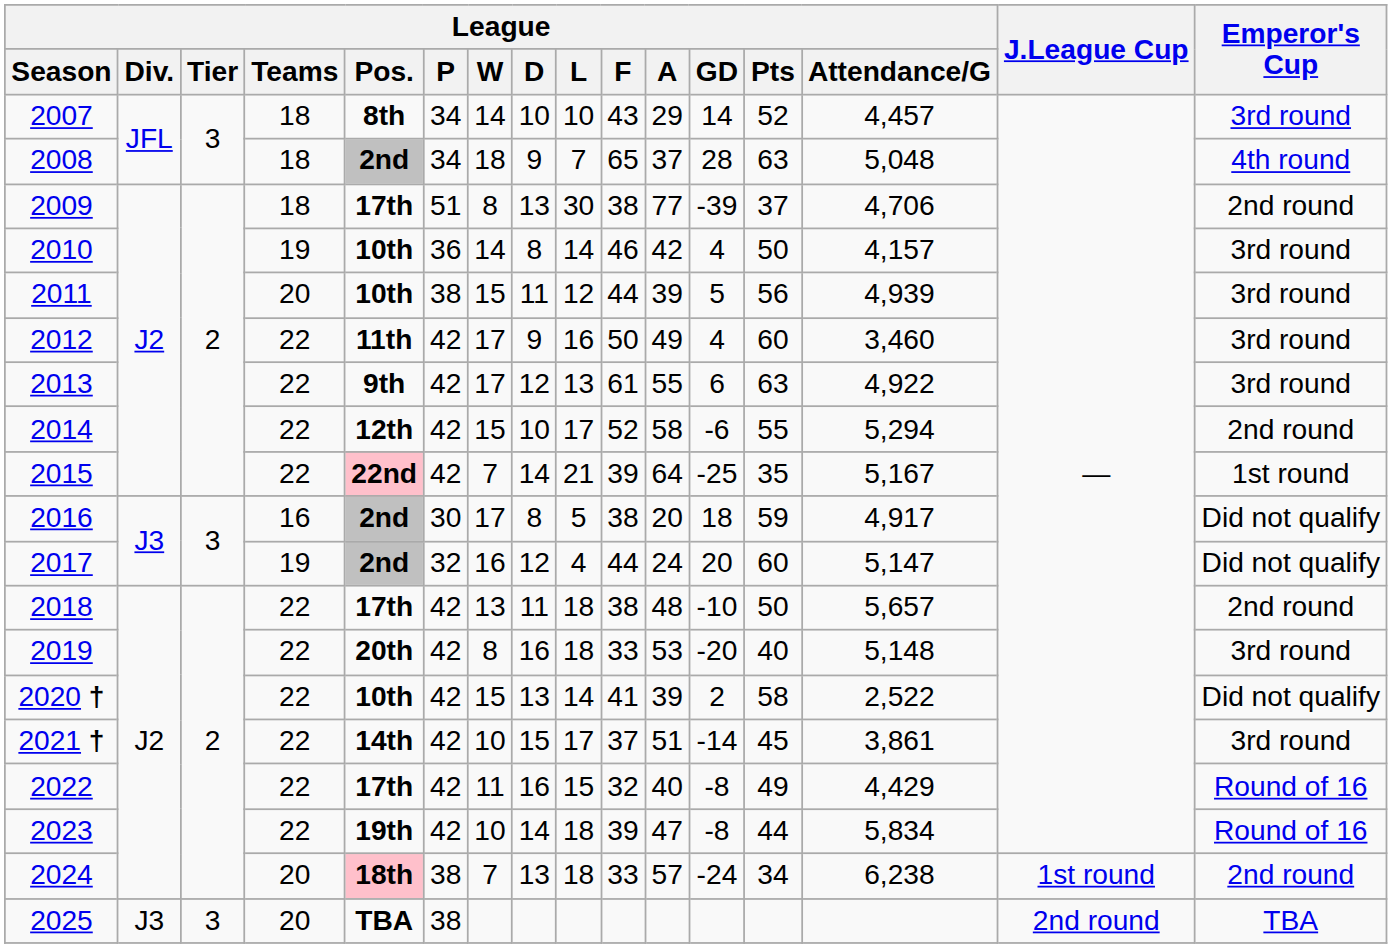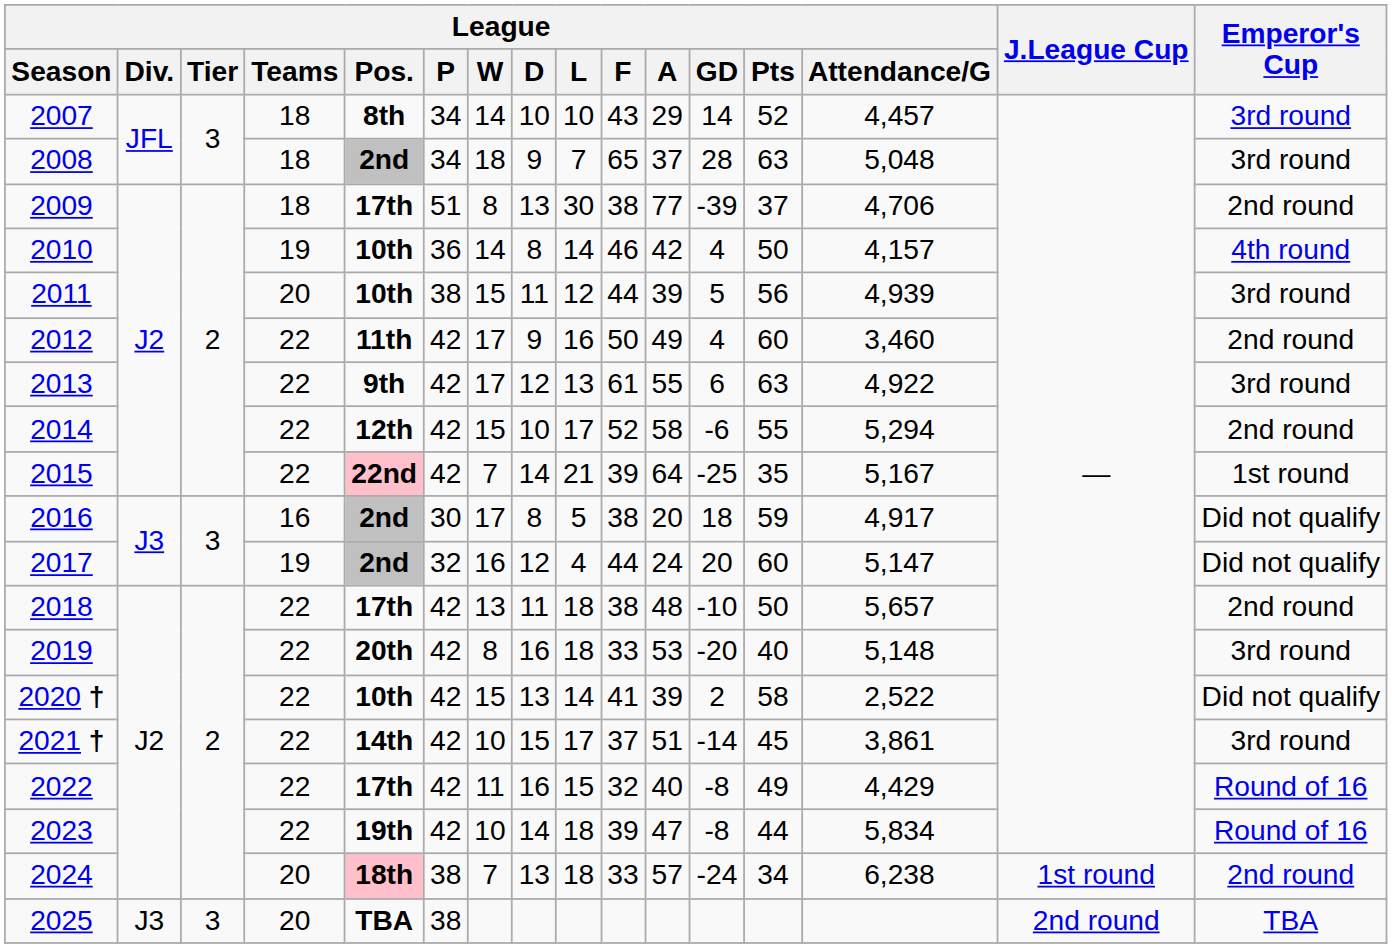(1291, 160) 4th round -> (1291, 160) 3rd round
(1291, 250) 3rd round -> (1291, 250) 4th round
(1291, 339) 3rd round -> (1291, 339) 2nd round
